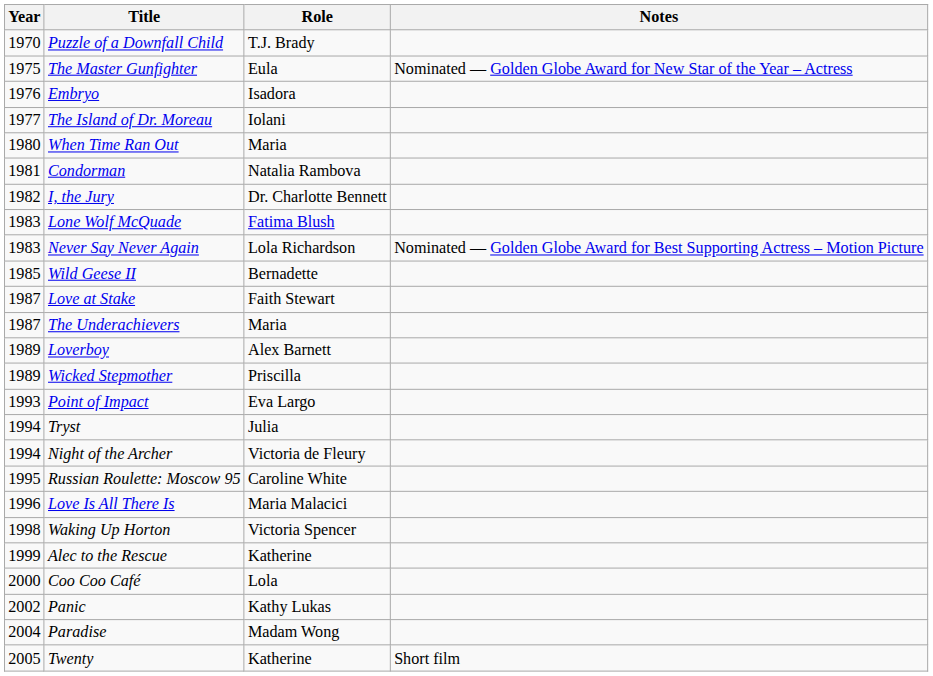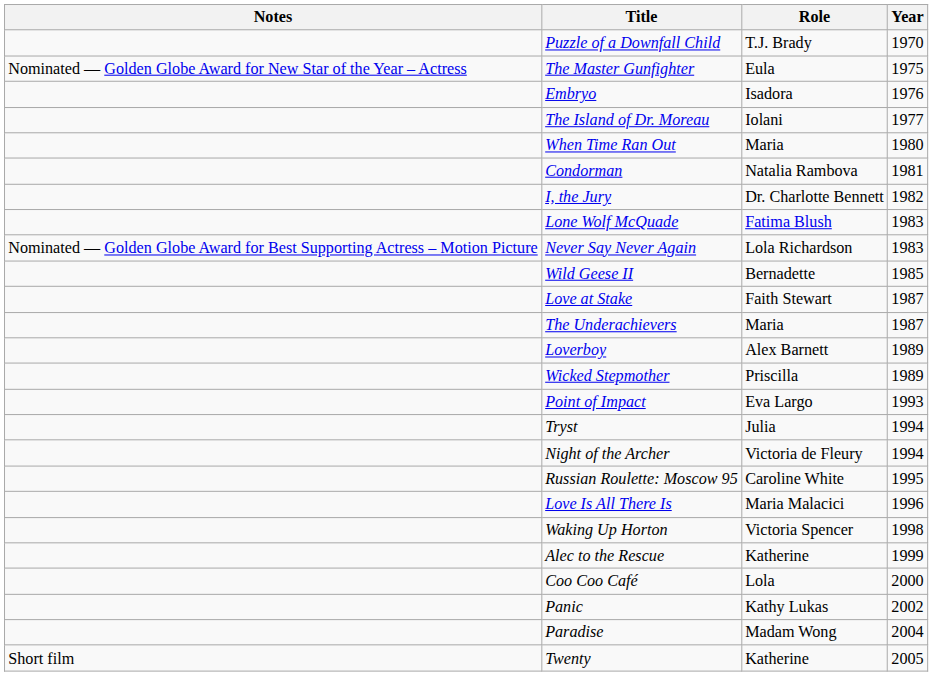columns swapped: (24, 17) <-> (659, 17)
